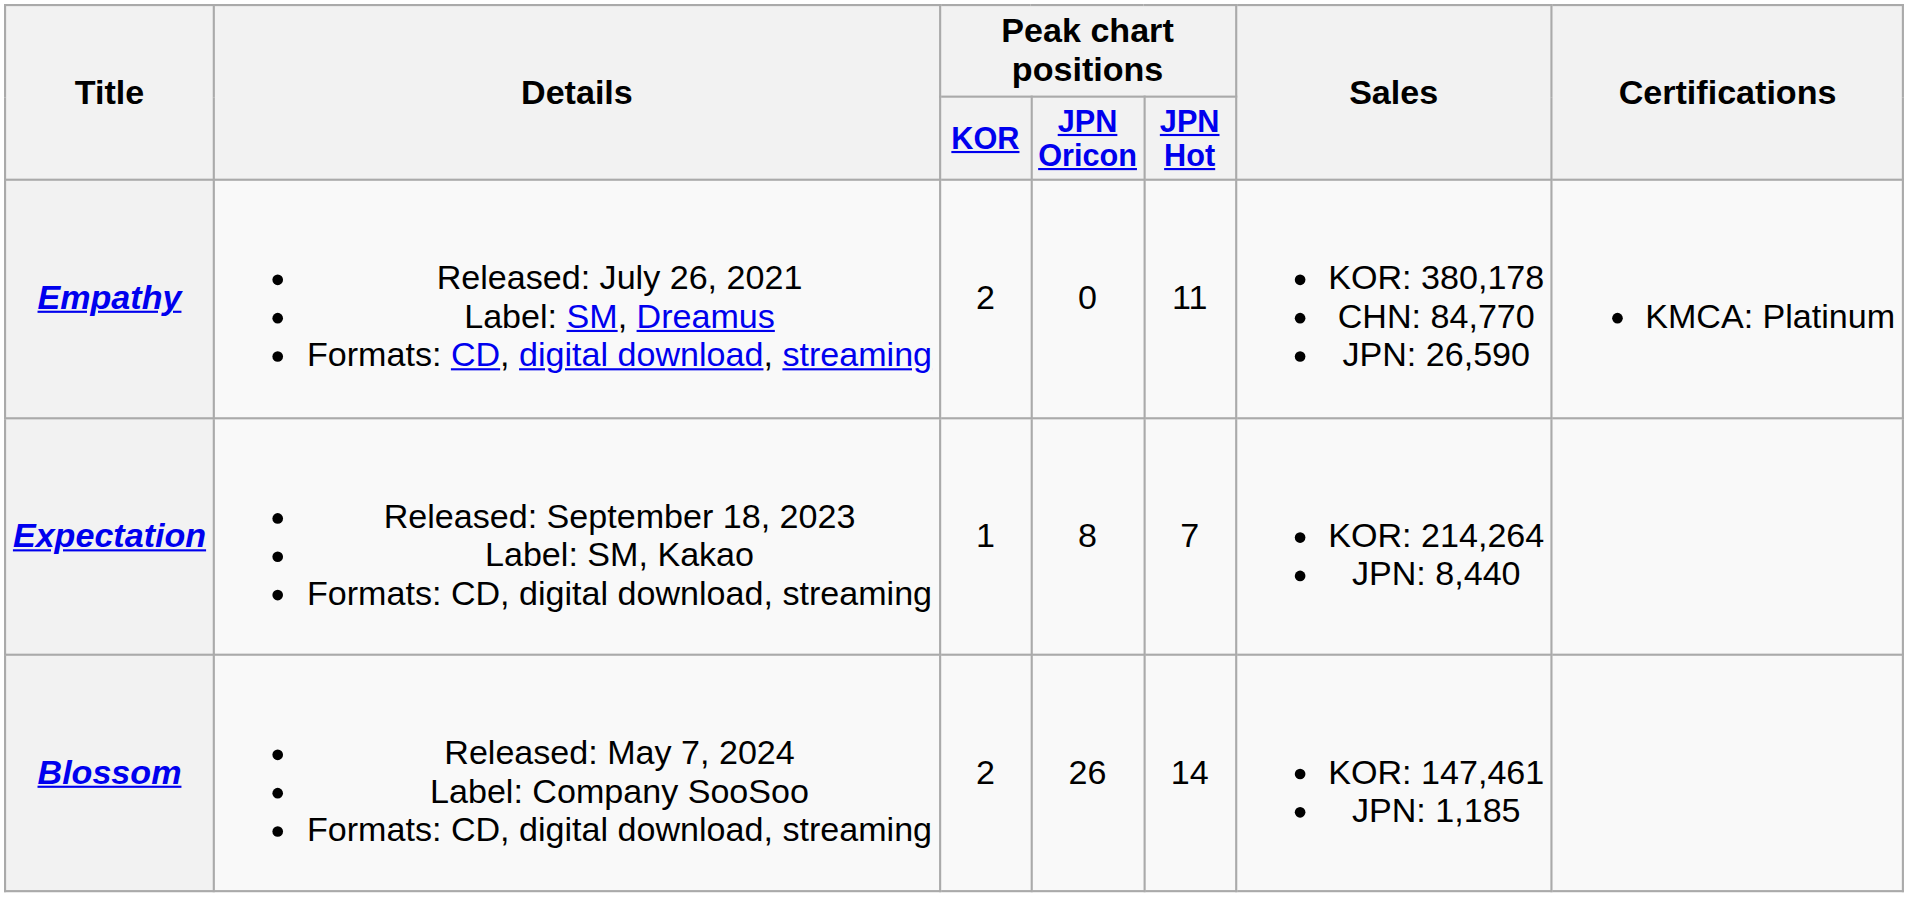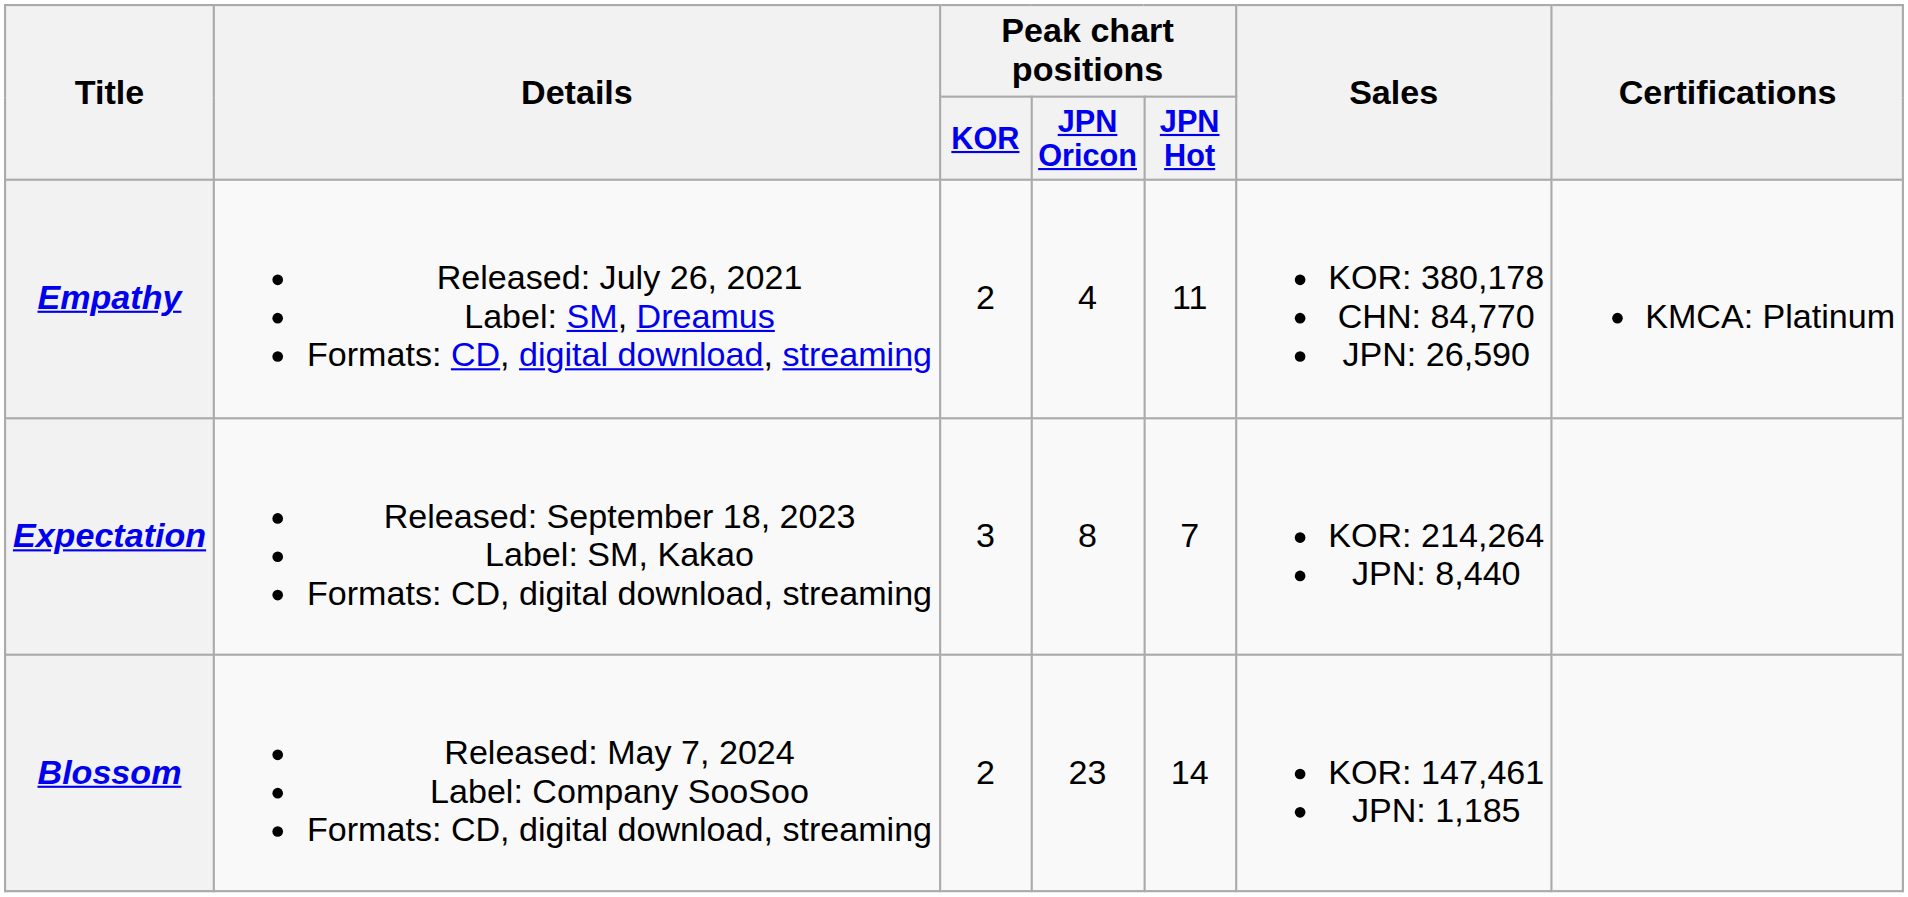(1088, 298) 0 -> (1088, 298) 4
(985, 535) 1 -> (985, 535) 3
(1088, 772) 26 -> (1088, 772) 23
